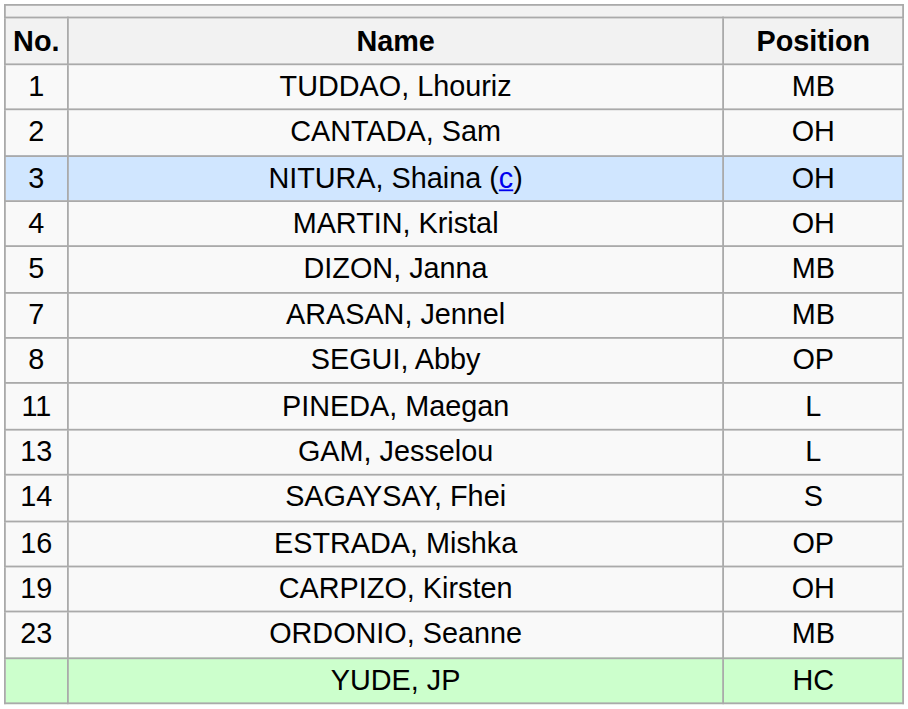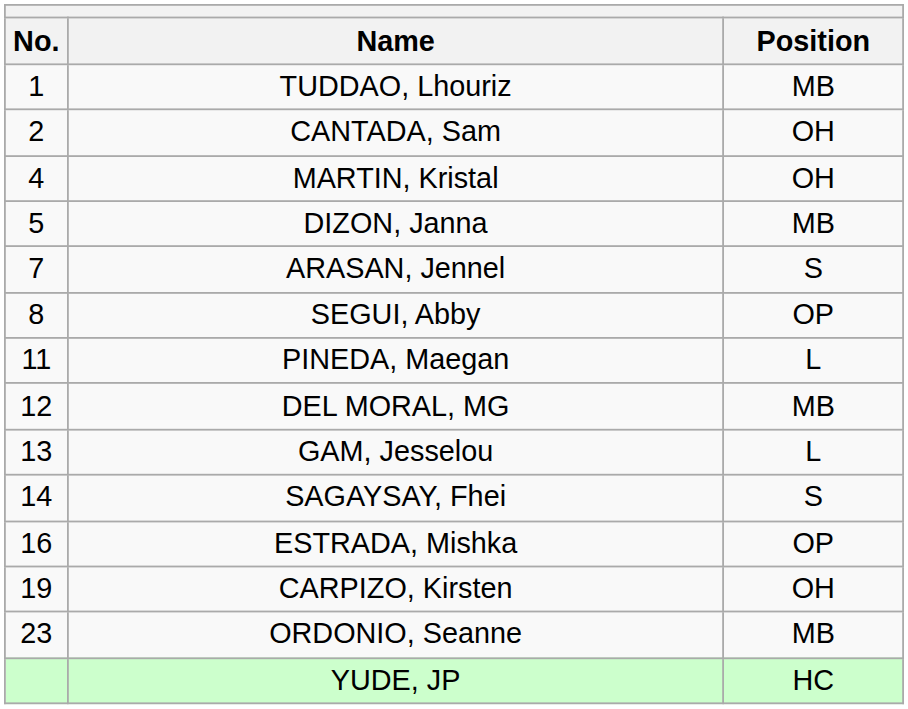- row: (396, 177)
(813, 314) MB -> (813, 268) S
+ row: (396, 406)
